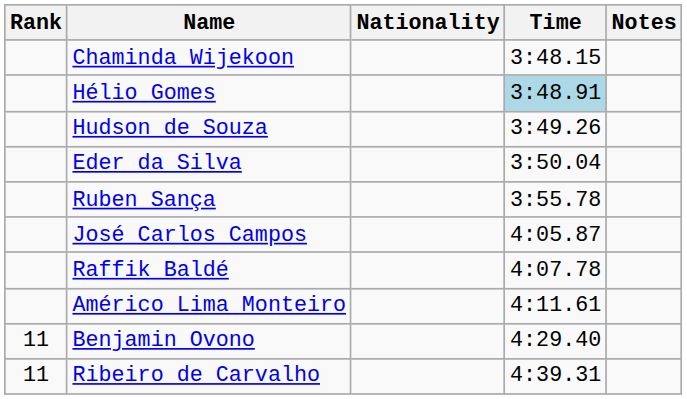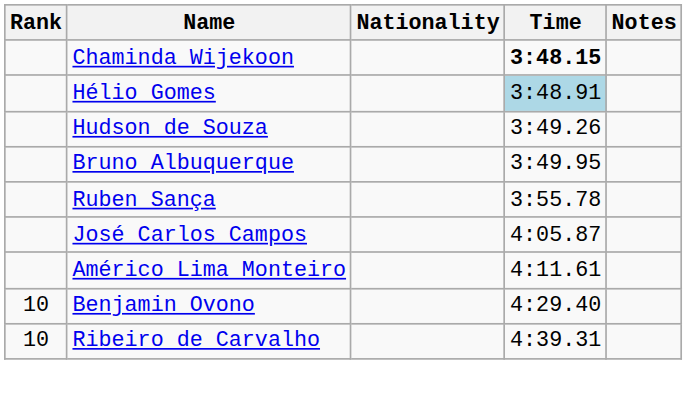(556, 58) normal -> (556, 58) bold
+ row: (183, 164)
- row: (157, 164)
- row: (151, 270)
(36, 341) 11 -> (36, 306) 10
(36, 376) 11 -> (36, 341) 10
